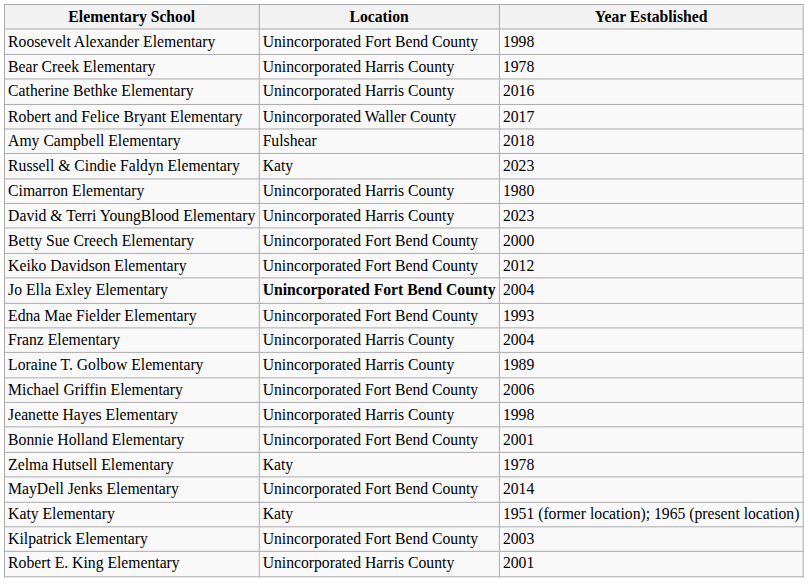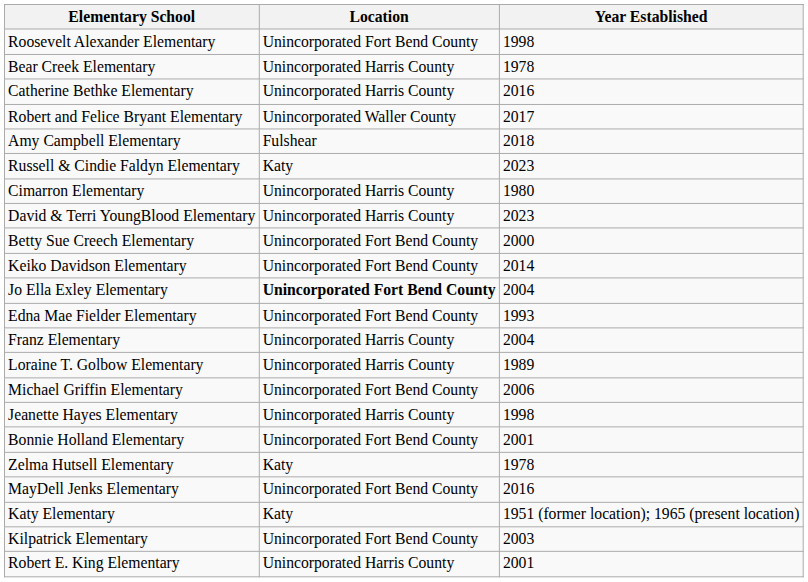(519, 265) 2012 -> (519, 265) 2014
(519, 489) 2014 -> (519, 489) 2016
